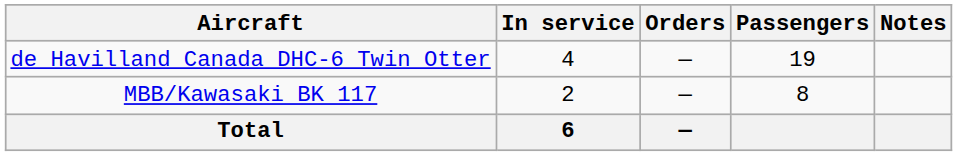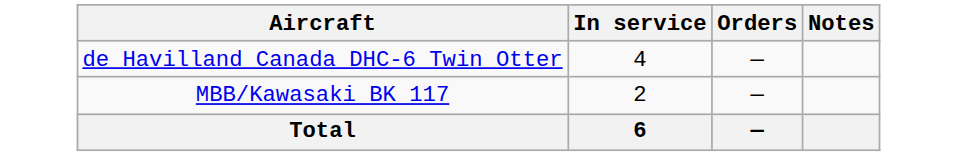- column: (803, 23)
